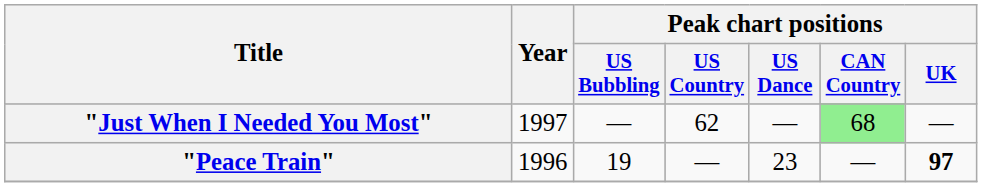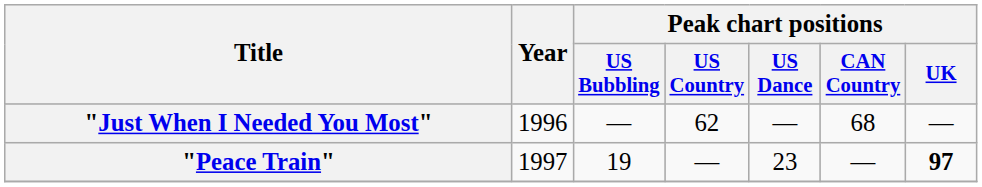(543, 122) 1997 -> (543, 122) 1996
(863, 122) lightgreen background -> (863, 122) no background
(543, 162) 1996 -> (543, 162) 1997
